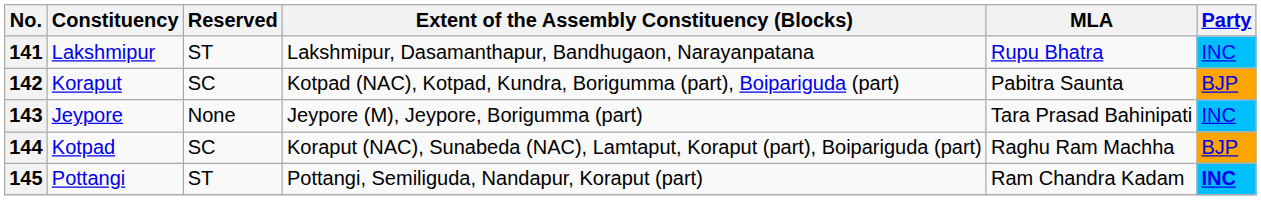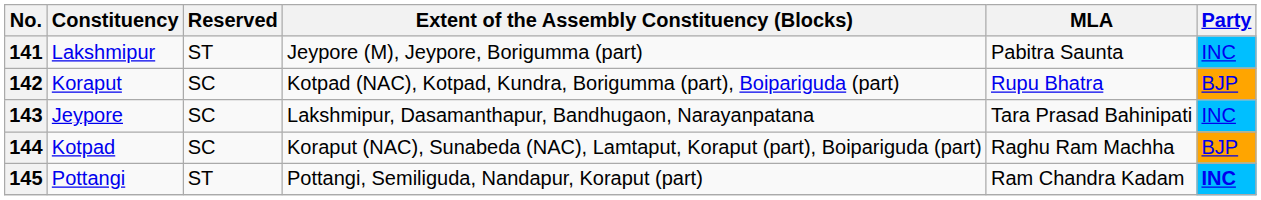(551, 52) Lakshmipur, Dasamanthapur, Bandhugaon, Narayanpatana -> (465, 52) Jeypore (M), Jeypore, Borigumma (part)
(1047, 52) Rupu Bhatra -> (1057, 52) Pabitra Saunta
(1057, 83) Pabitra Saunta -> (1047, 83) Rupu Bhatra
(212, 115) None -> (202, 115) SC
(465, 115) Jeypore (M), Jeypore, Borigumma (part) -> (551, 115) Lakshmipur, Dasamanthapur, Bandhugaon, Narayanpatana
